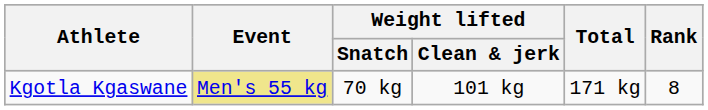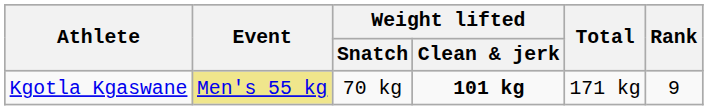(489, 88) normal -> (489, 88) bold
(674, 88) 8 -> (674, 88) 9
